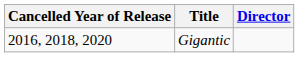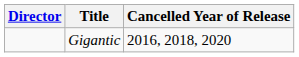columns swapped: (90, 16) <-> (264, 16)
